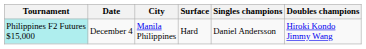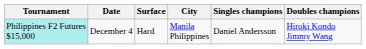columns swapped: (157, 12) <-> (195, 12)
